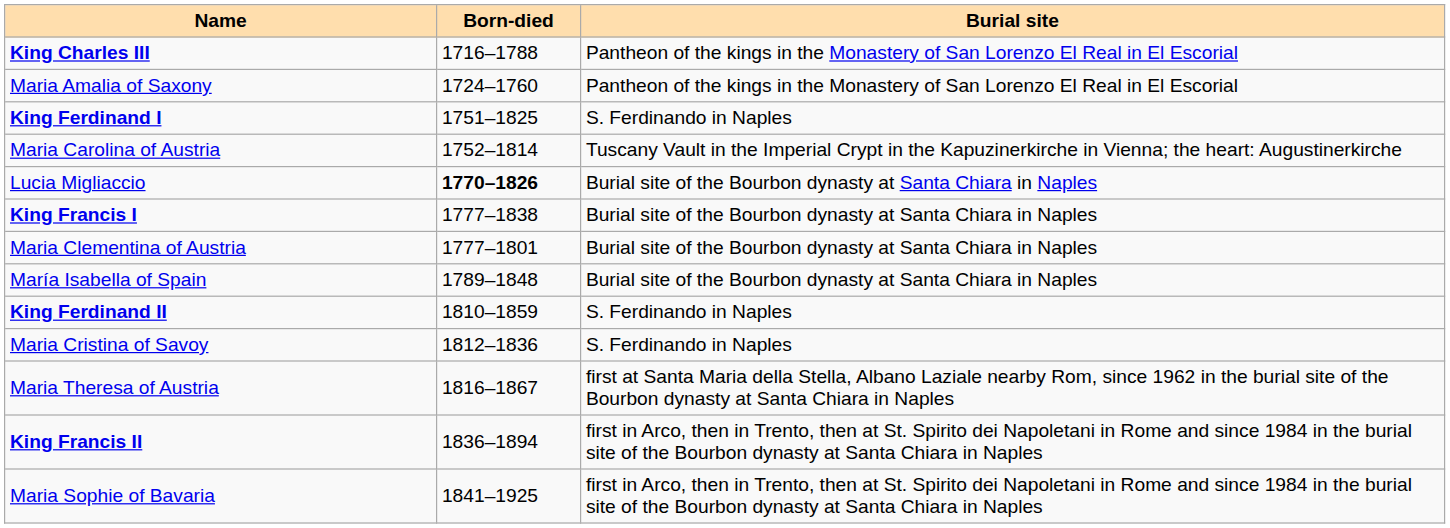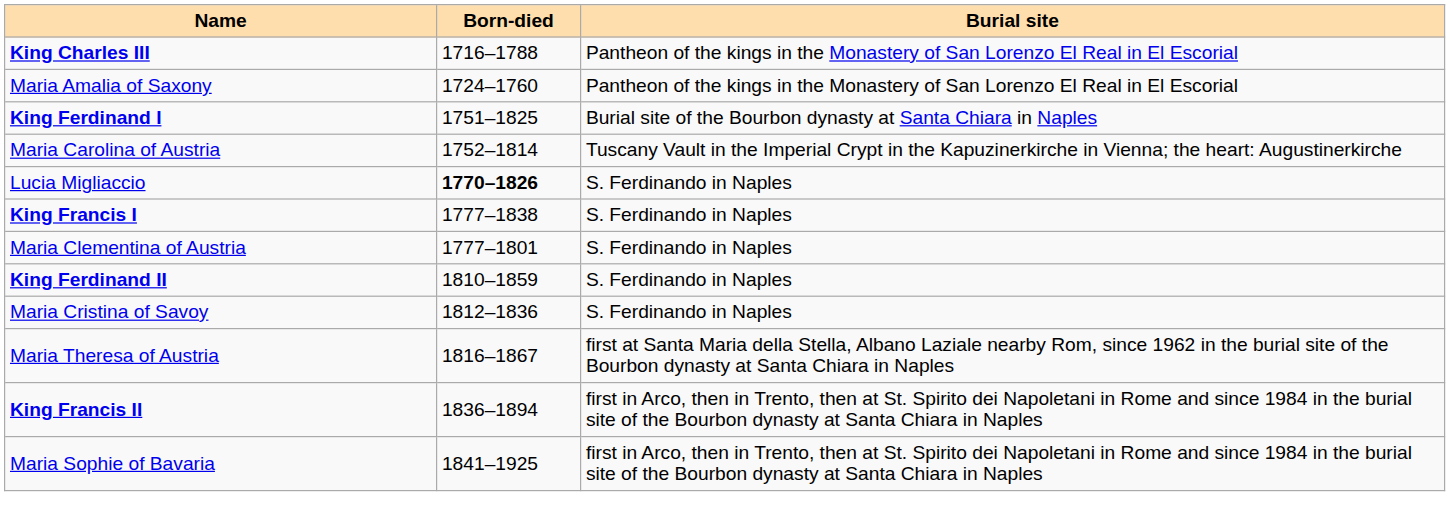(689, 117) S. Ferdinando in Naples -> (842, 117) Burial site of the Bourbon dynasty at Santa Chiara in Naples
(842, 182) Burial site of the Bourbon dynasty at Santa Chiara in Naples -> (689, 182) S. Ferdinando in Naples
(842, 215) Burial site of the Bourbon dynasty at Santa Chiara in Naples -> (689, 215) S. Ferdinando in Naples
(842, 247) Burial site of the Bourbon dynasty at Santa Chiara in Naples -> (689, 247) S. Ferdinando in Naples
- row: (108, 279)
